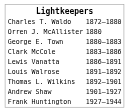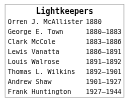- row: (39, 22)
